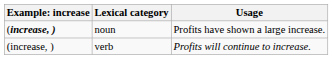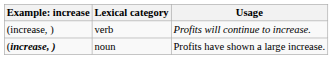rows swapped: (105, 29) <-> (104, 46)
